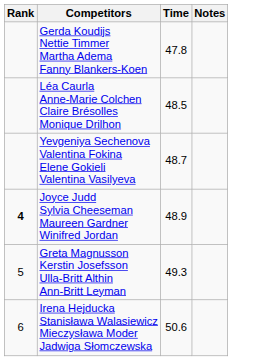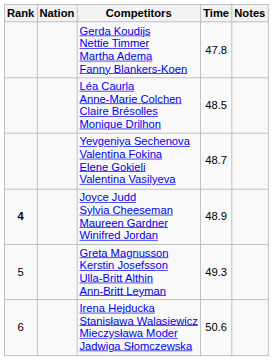+ column: (57, 13)
